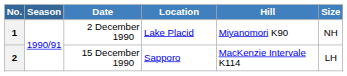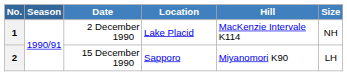(253, 32) Miyanomori K90 -> (262, 32) MacKenzie Intervale K114
(262, 57) MacKenzie Intervale K114 -> (253, 57) Miyanomori K90
